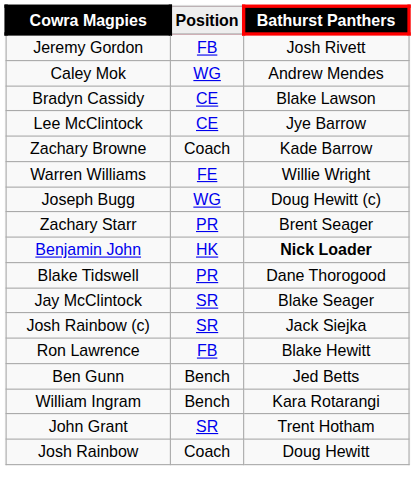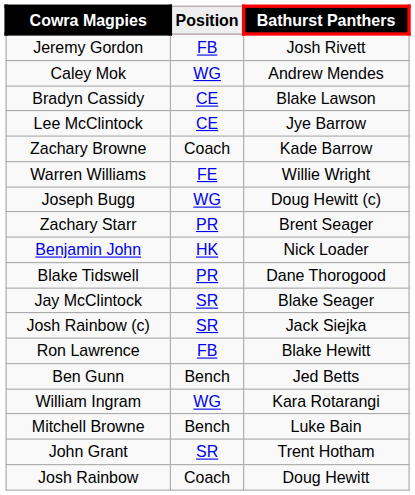(326, 250) bold -> (326, 250) normal
(207, 401) Bench -> (207, 401) WG
+ row: (88, 427)
